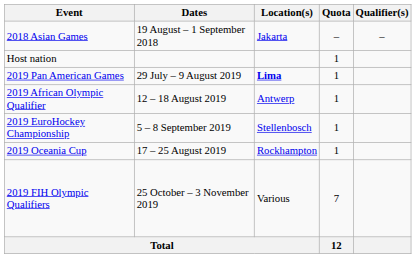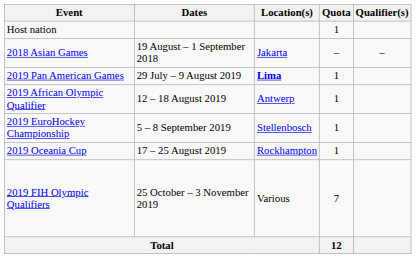rows swapped: (32, 59) <-> (47, 36)
